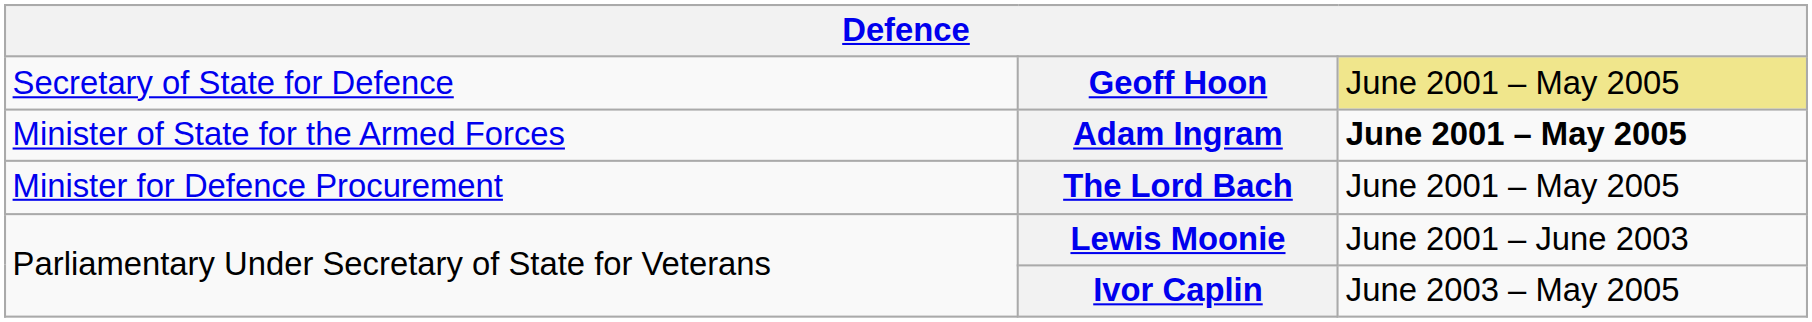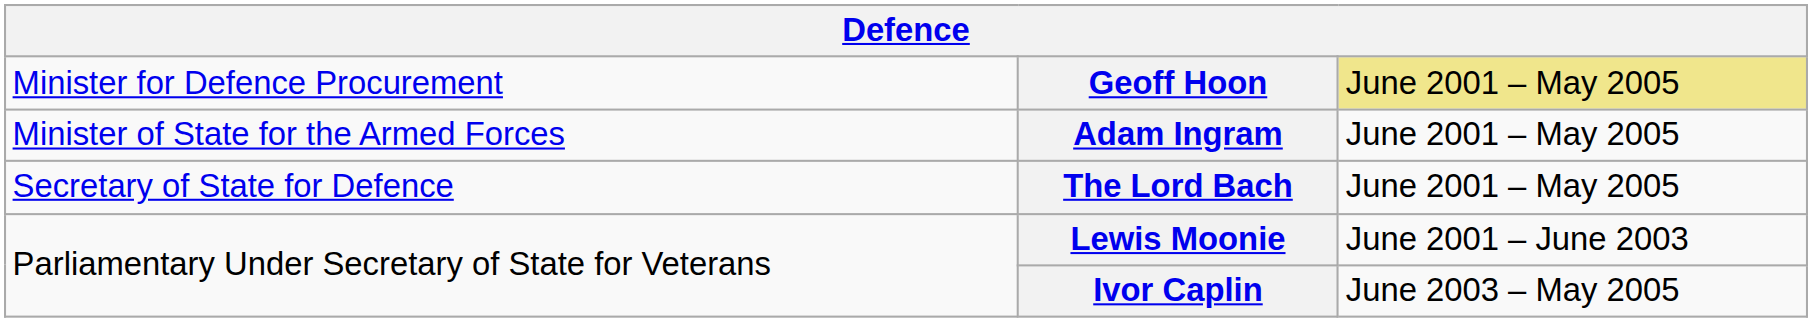(233, 82) Secretary of State for Defence -> (258, 82) Minister for Defence Procurement
(1516, 134) bold -> (1513, 134) normal
(258, 186) Minister for Defence Procurement -> (233, 186) Secretary of State for Defence
